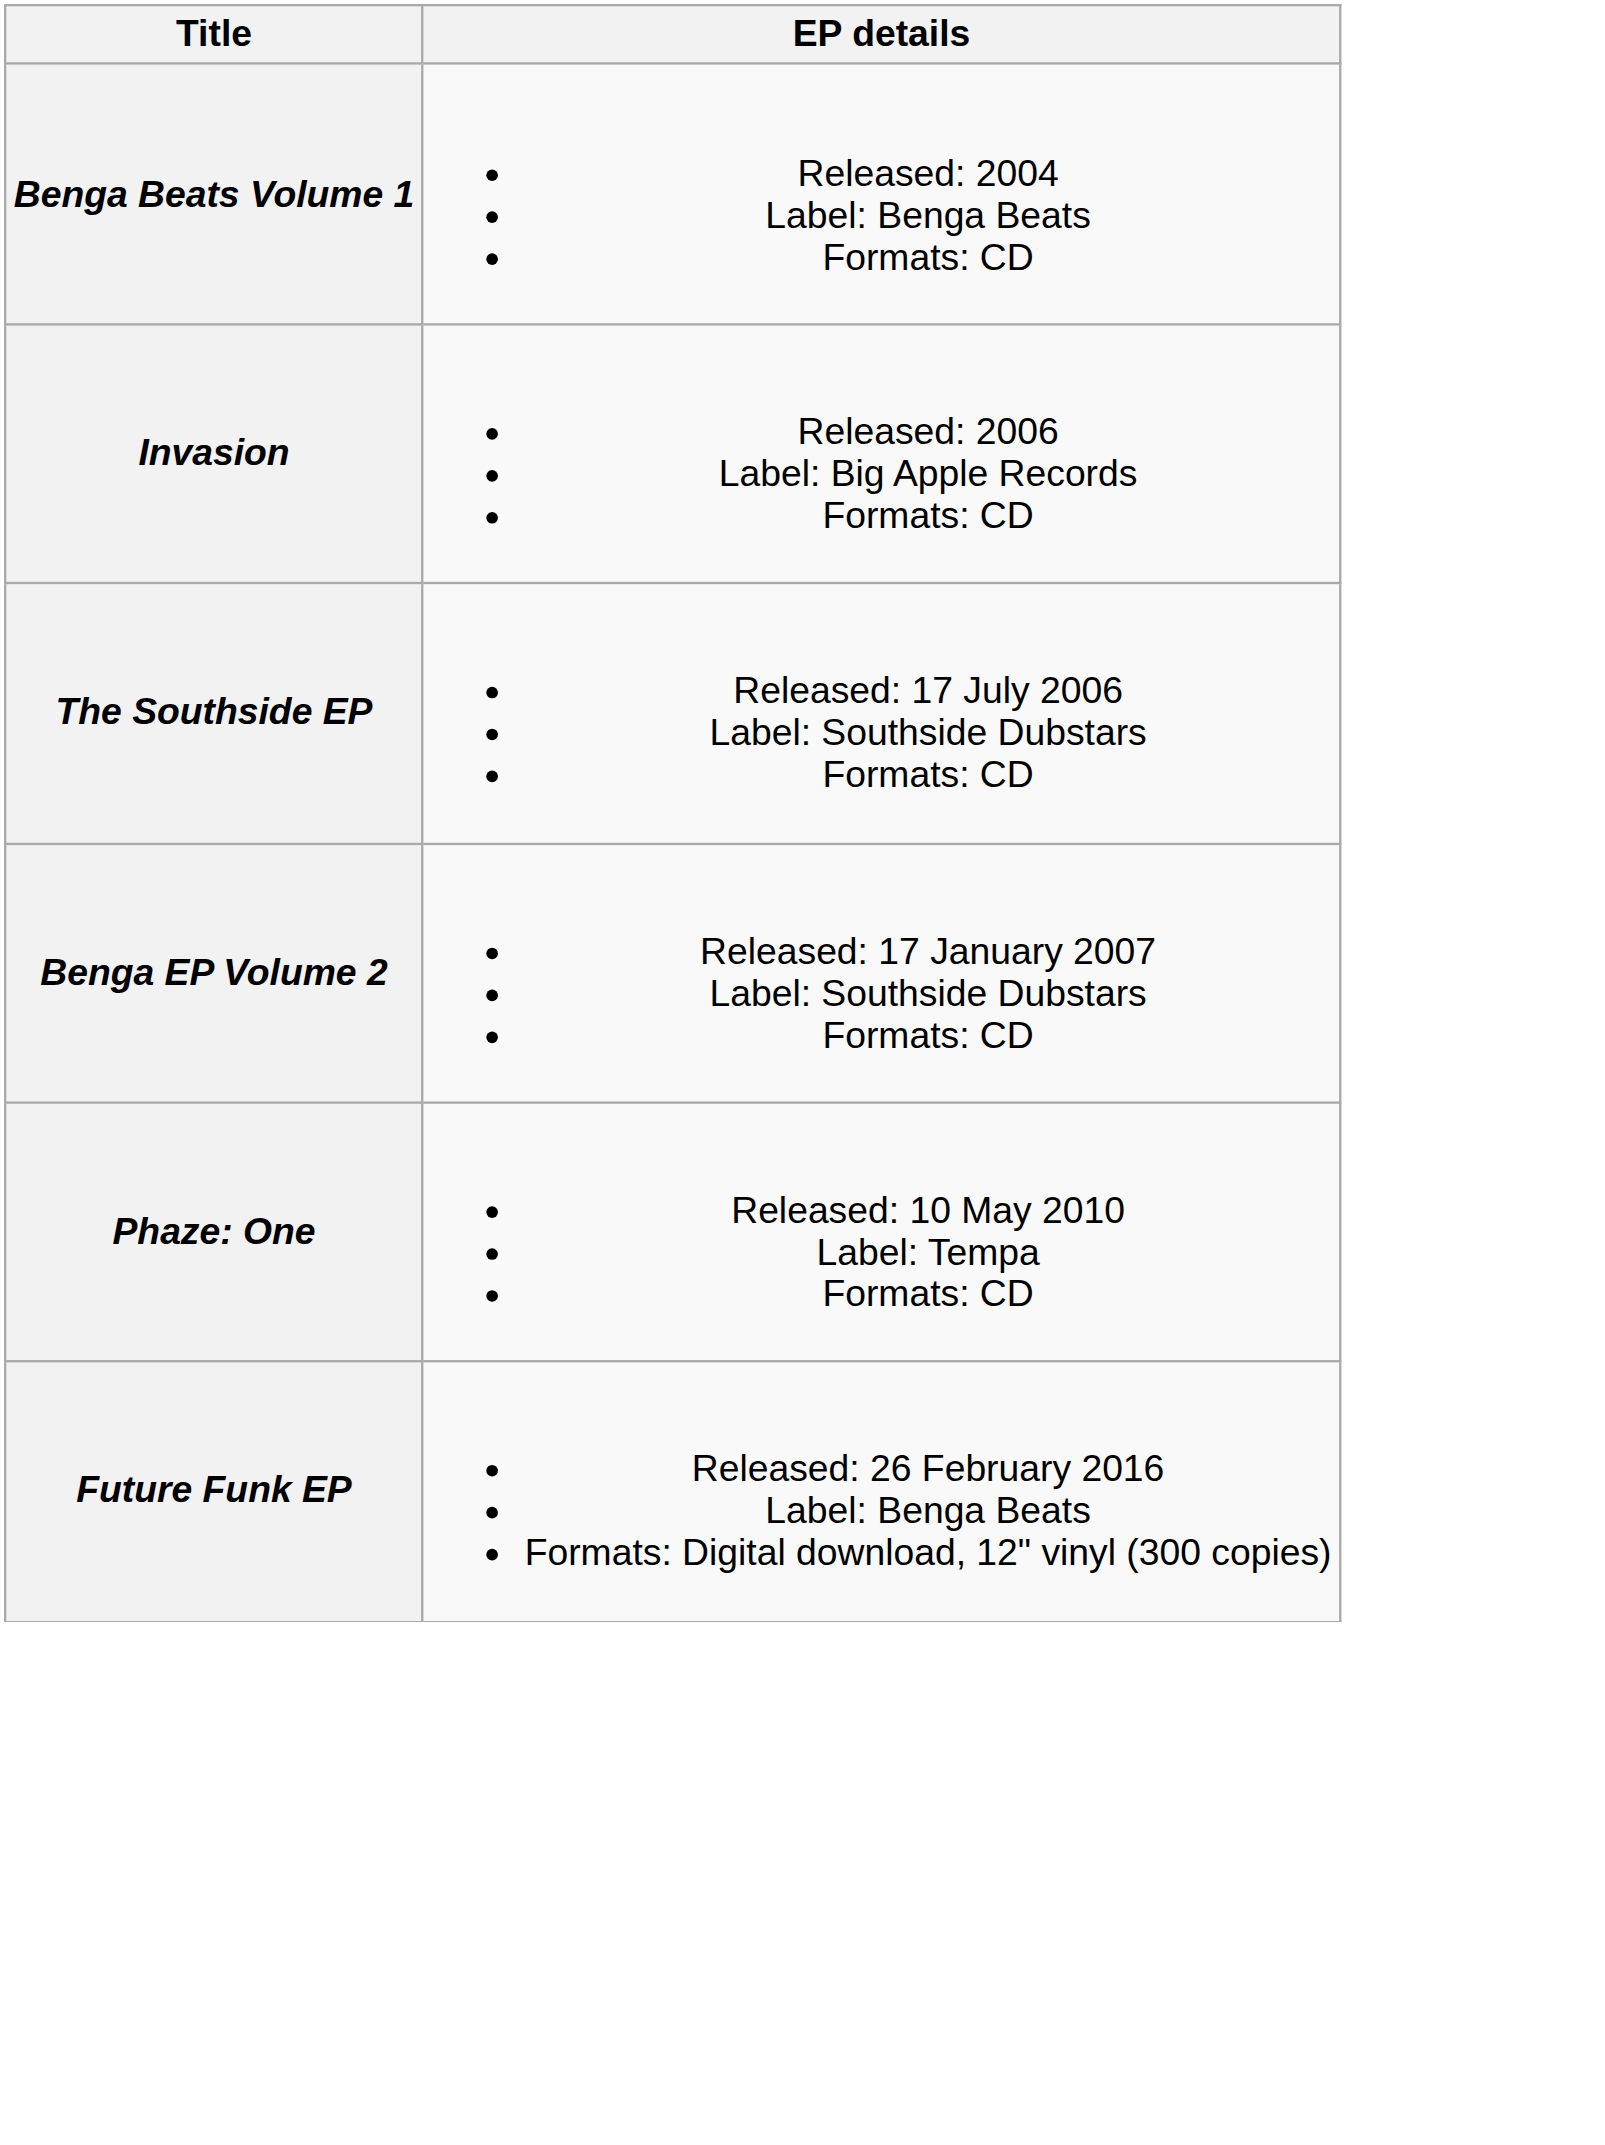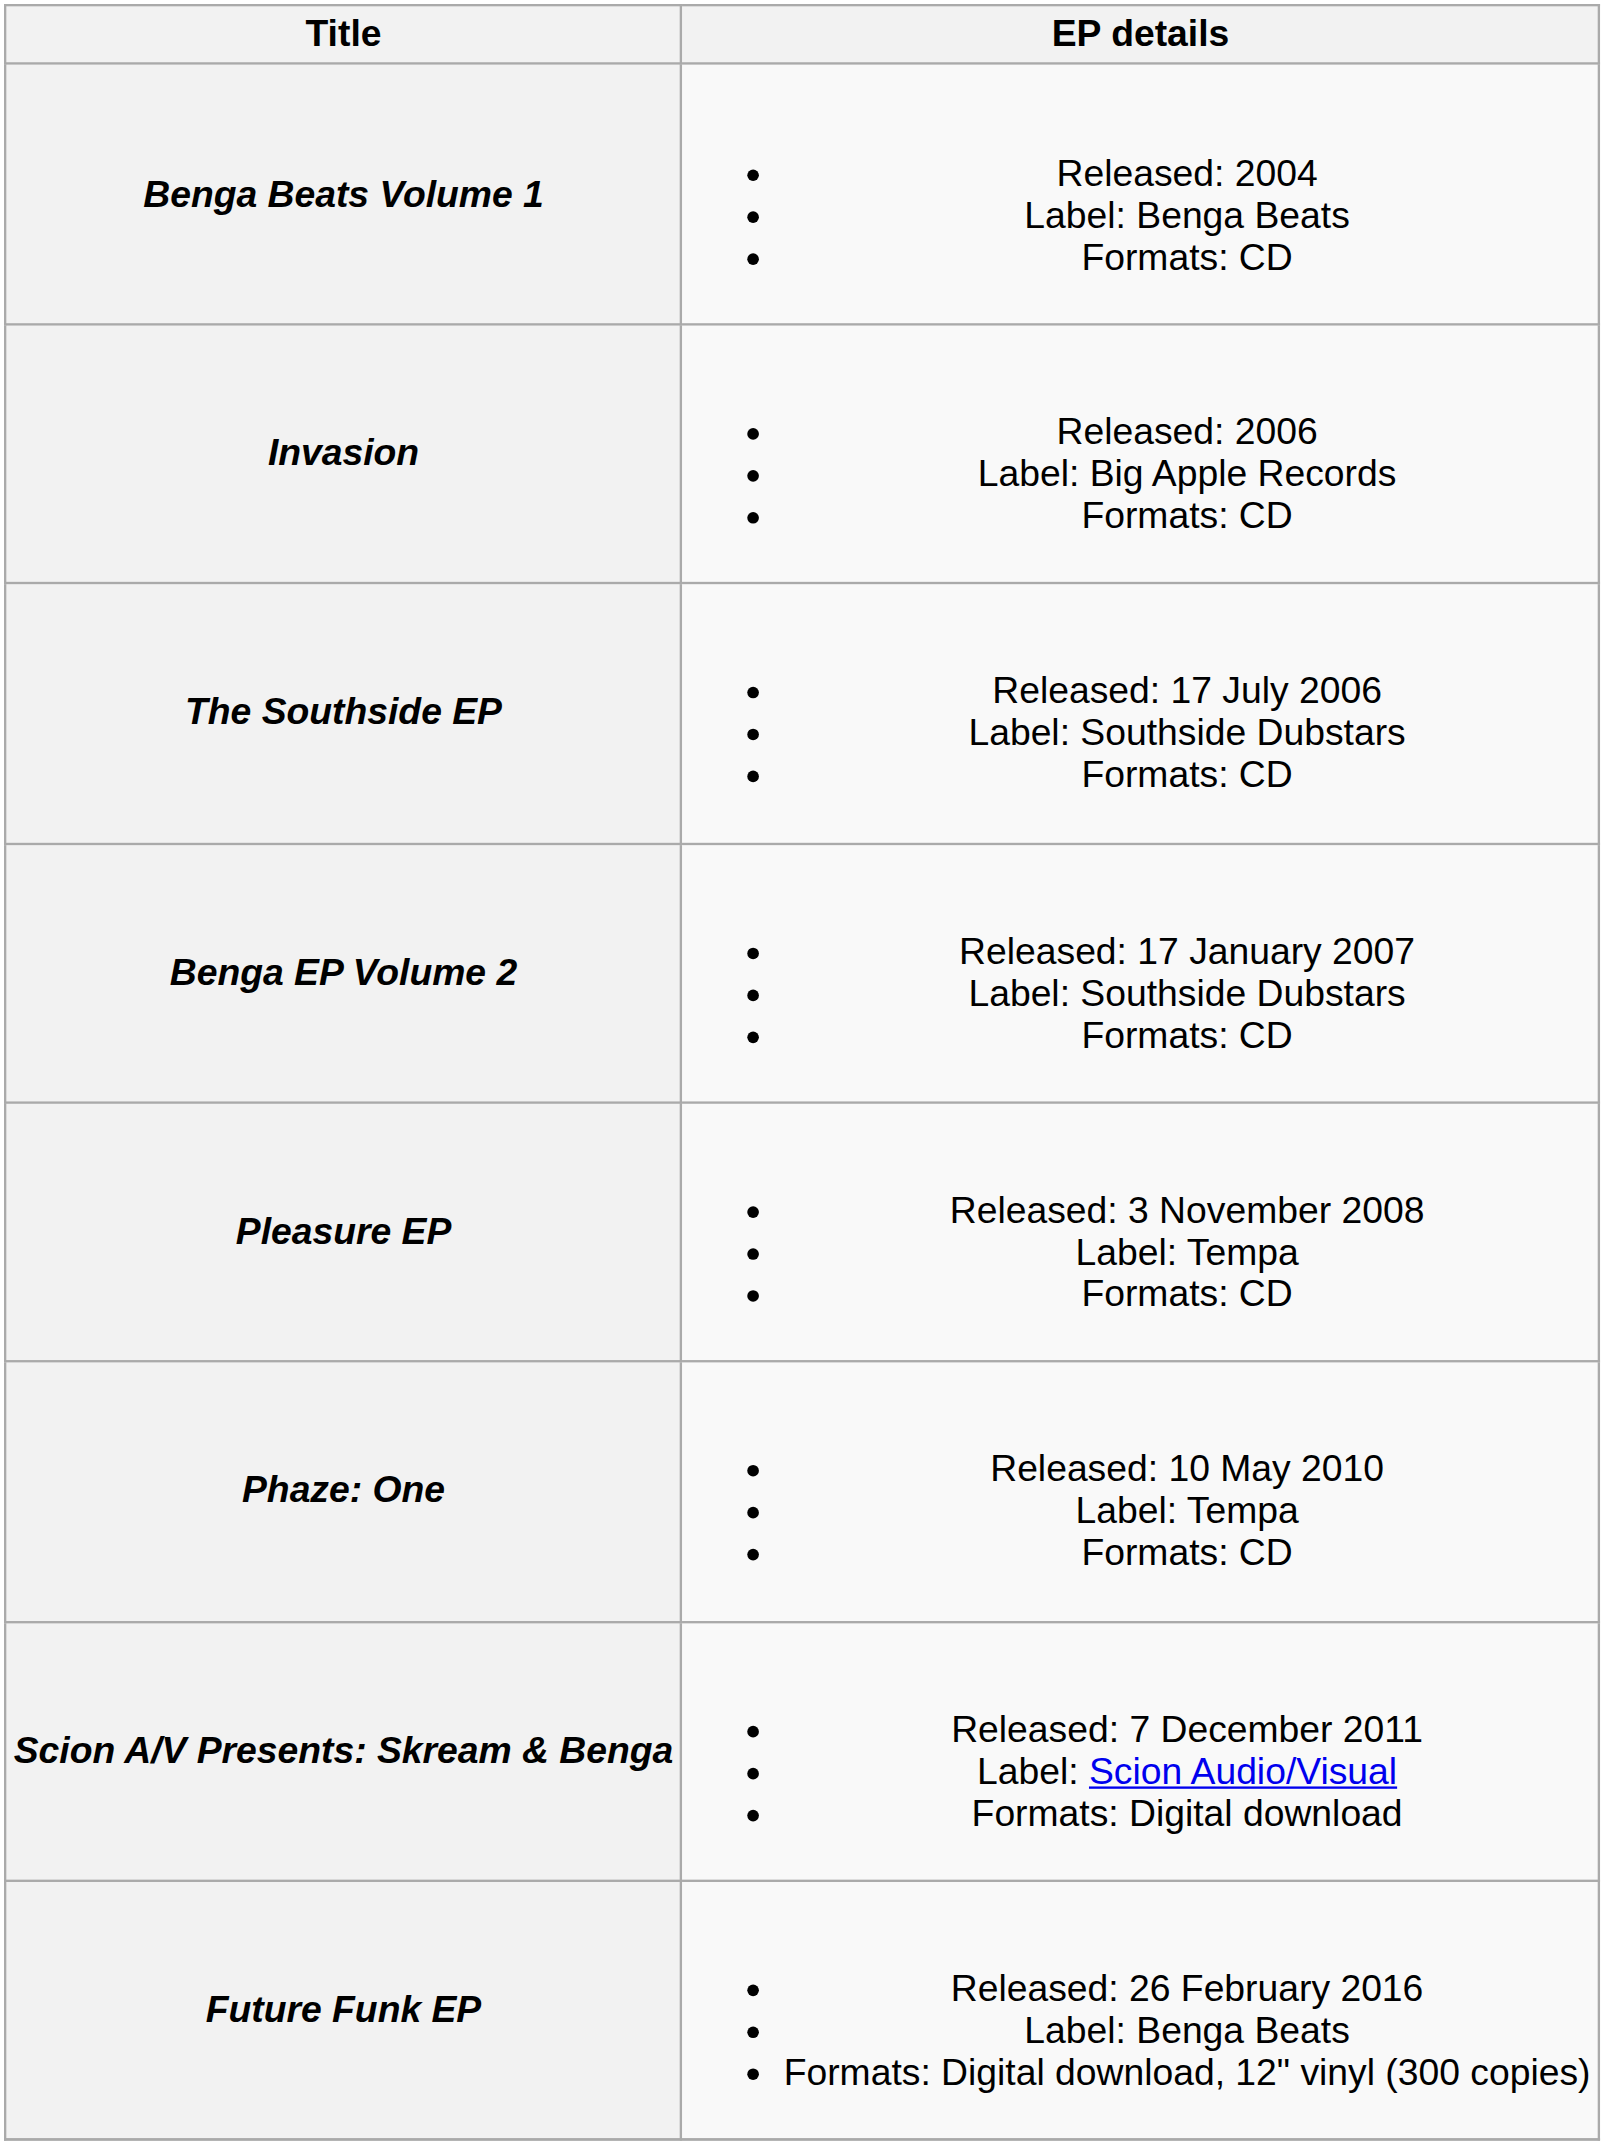+ row: (344, 1231)
+ row: (344, 1750)
